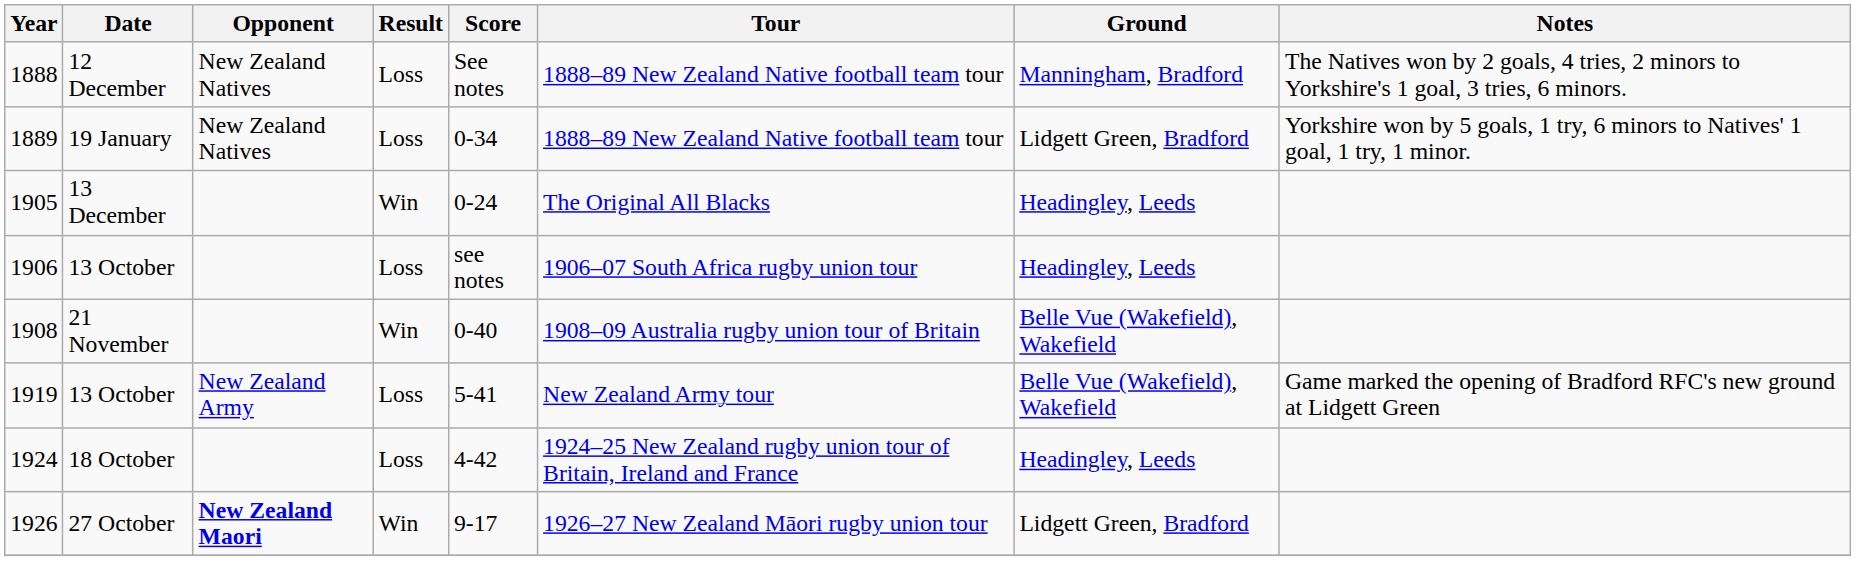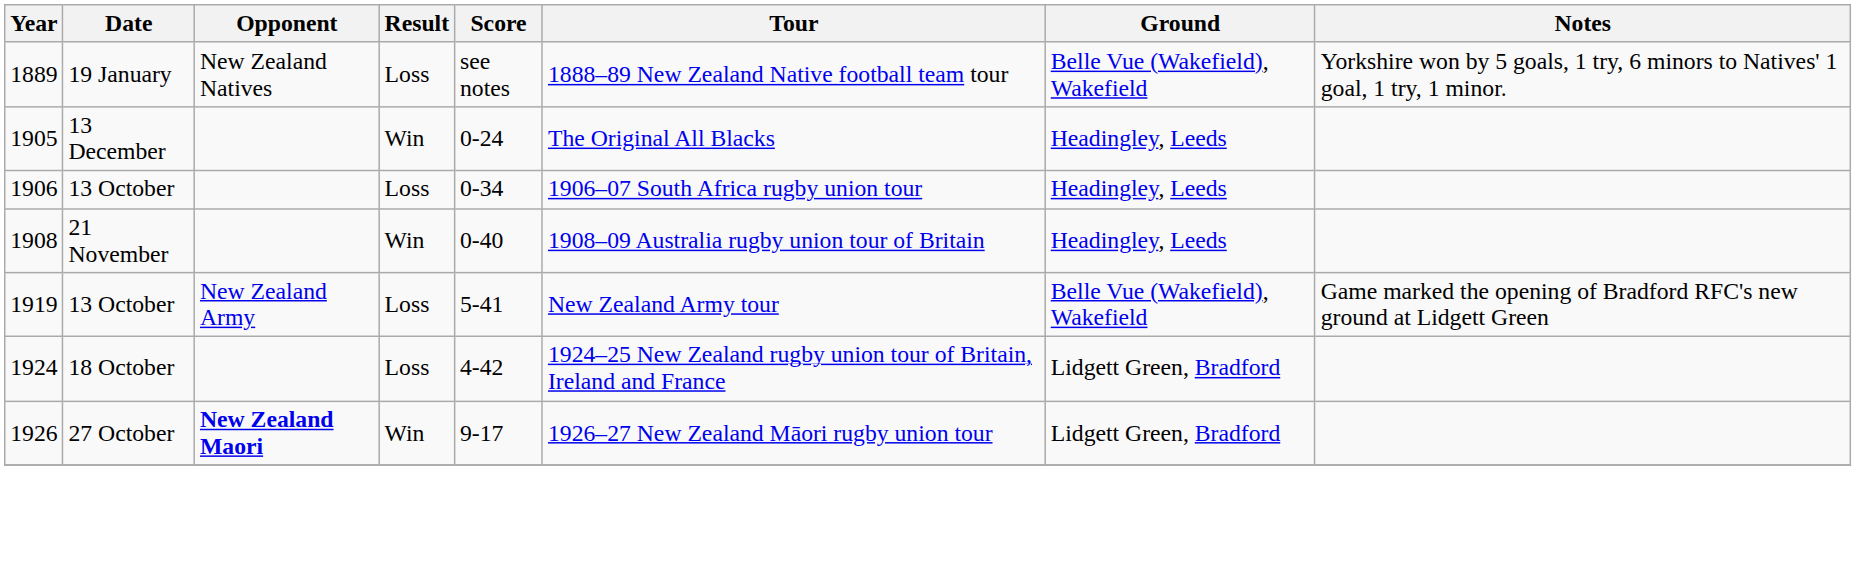- row: (34, 74)
(476, 138) 0-34 -> (485, 74) see notes
(1134, 138) Lidgett Green, Bradford -> (1160, 74) Belle Vue (Wakefield), Wakefield
(479, 266) see notes -> (482, 189) 0-34
(1128, 330) Belle Vue (Wakefield), Wakefield -> (1139, 240) Headingley, Leeds
(1107, 459) Headingley, Leeds -> (1165, 368) Lidgett Green, Bradford
